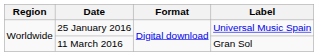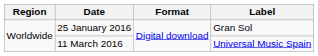(262, 28) Universal Music Spain -> (233, 28) Gran Sol
(233, 43) Gran Sol -> (262, 43) Universal Music Spain
